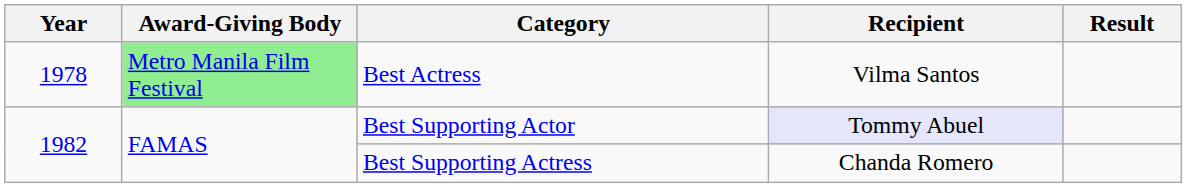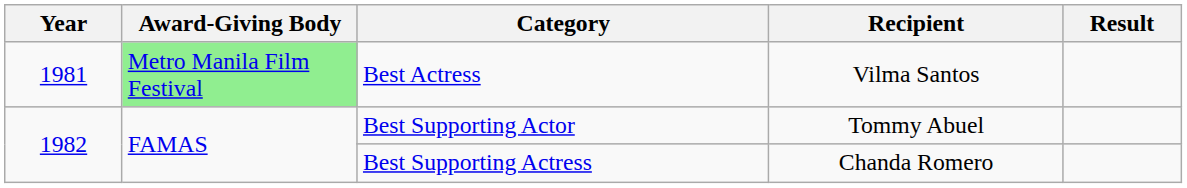(64, 74) 1978 -> (64, 74) 1981
(916, 125) lavender background -> (916, 125) no background
